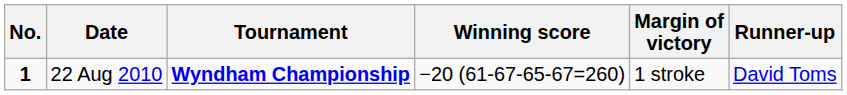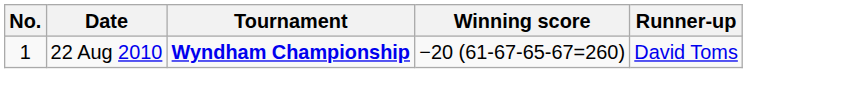- column: (679, 32)
(25, 74) bold -> (25, 52) normal
